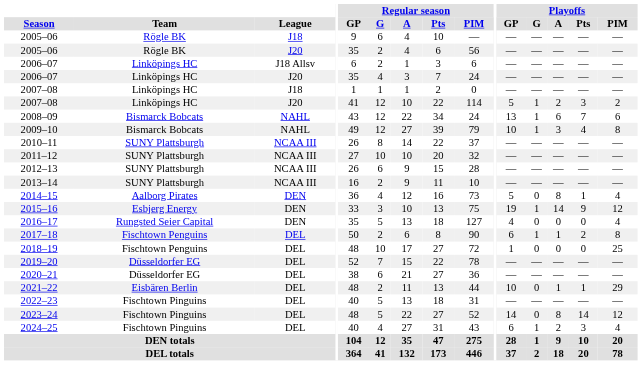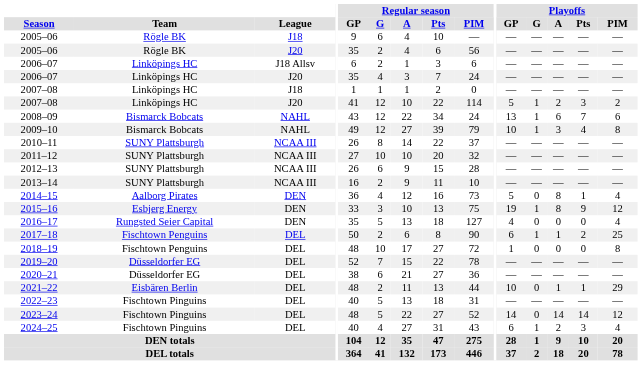(558, 208) 14 -> (558, 208) 8
(618, 235) 8 -> (618, 235) 25
(618, 248) 25 -> (618, 248) 8
(558, 314) 8 -> (558, 314) 14
